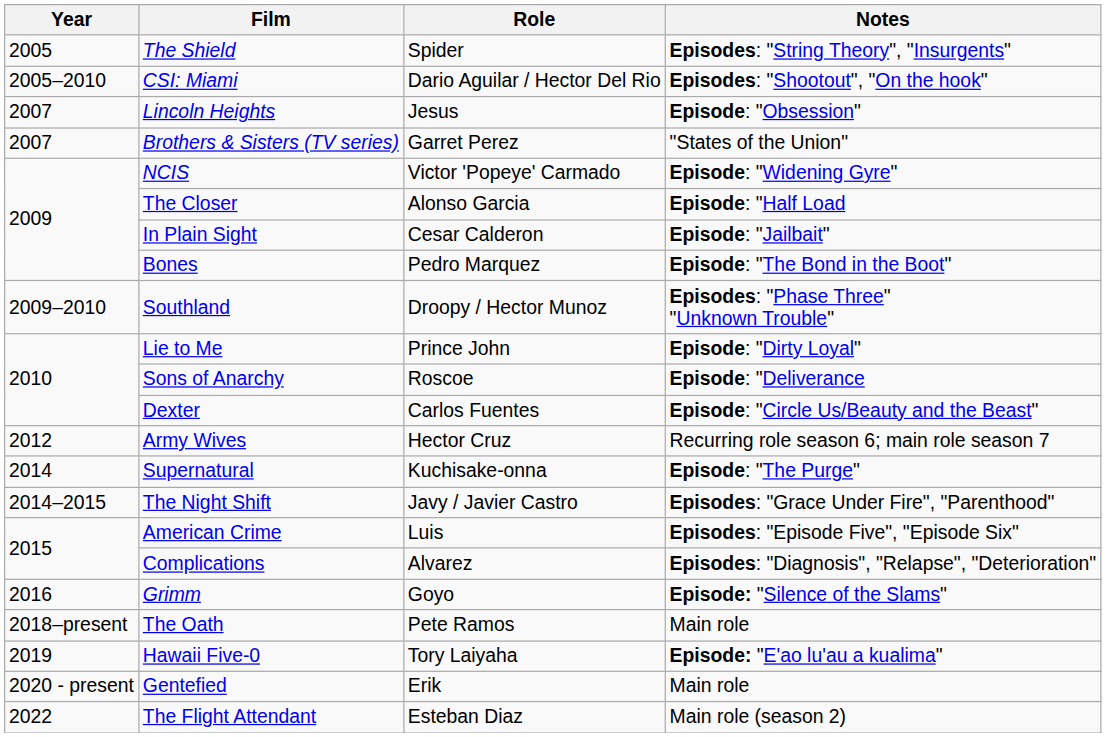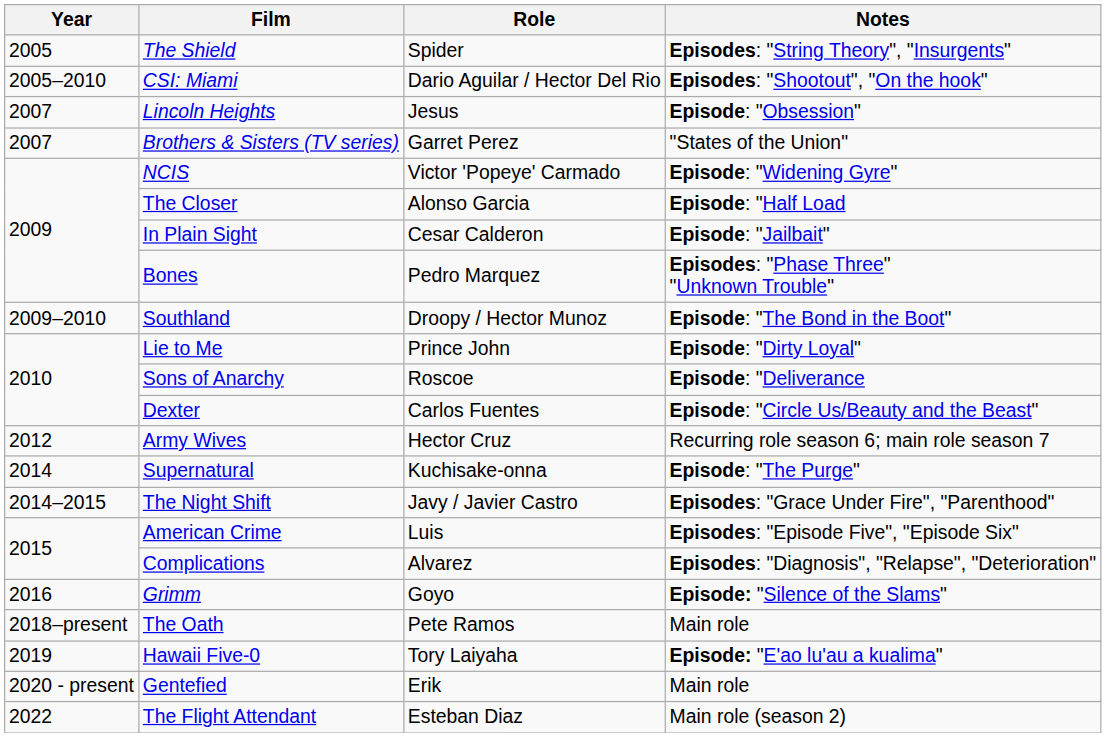(810, 265) Episode: "The Bond in the Boot" -> (780, 276) Episodes: "Phase Three" "Unknown Trouble"
(780, 307) Episodes: "Phase Three" "Unknown Trouble" -> (810, 317) Episode: "The Bond in the Boot"
